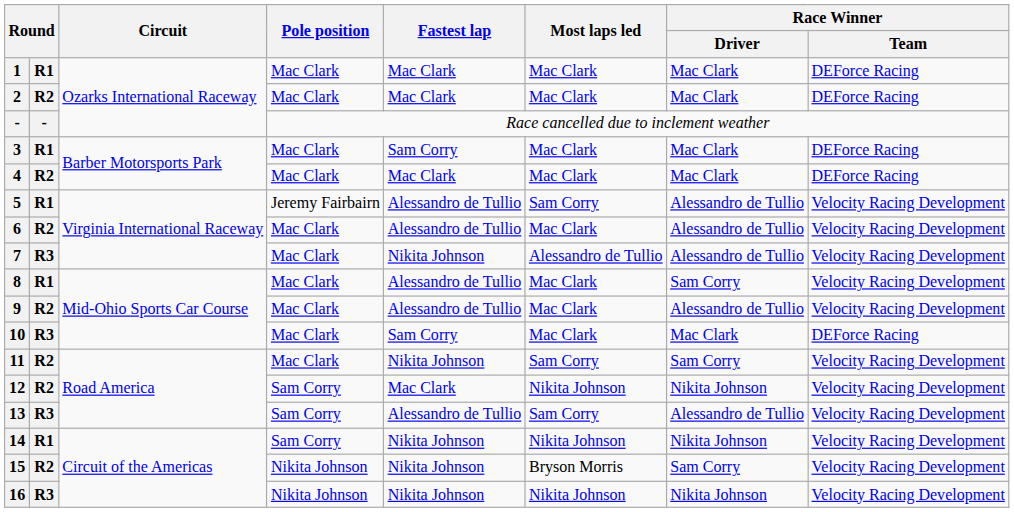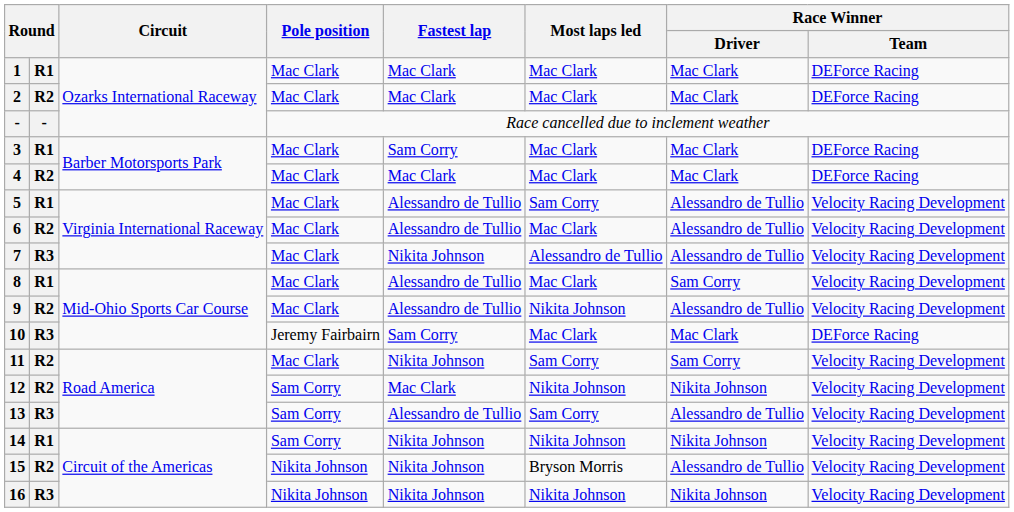(325, 202) Jeremy Fairbairn -> (305, 202) Mac Clark
(563, 308) Mac Clark -> (577, 308) Nikita Johnson
(305, 335) Mac Clark -> (325, 335) Jeremy Fairbairn
(705, 467) Sam Corry -> (737, 467) Alessandro de Tullio
